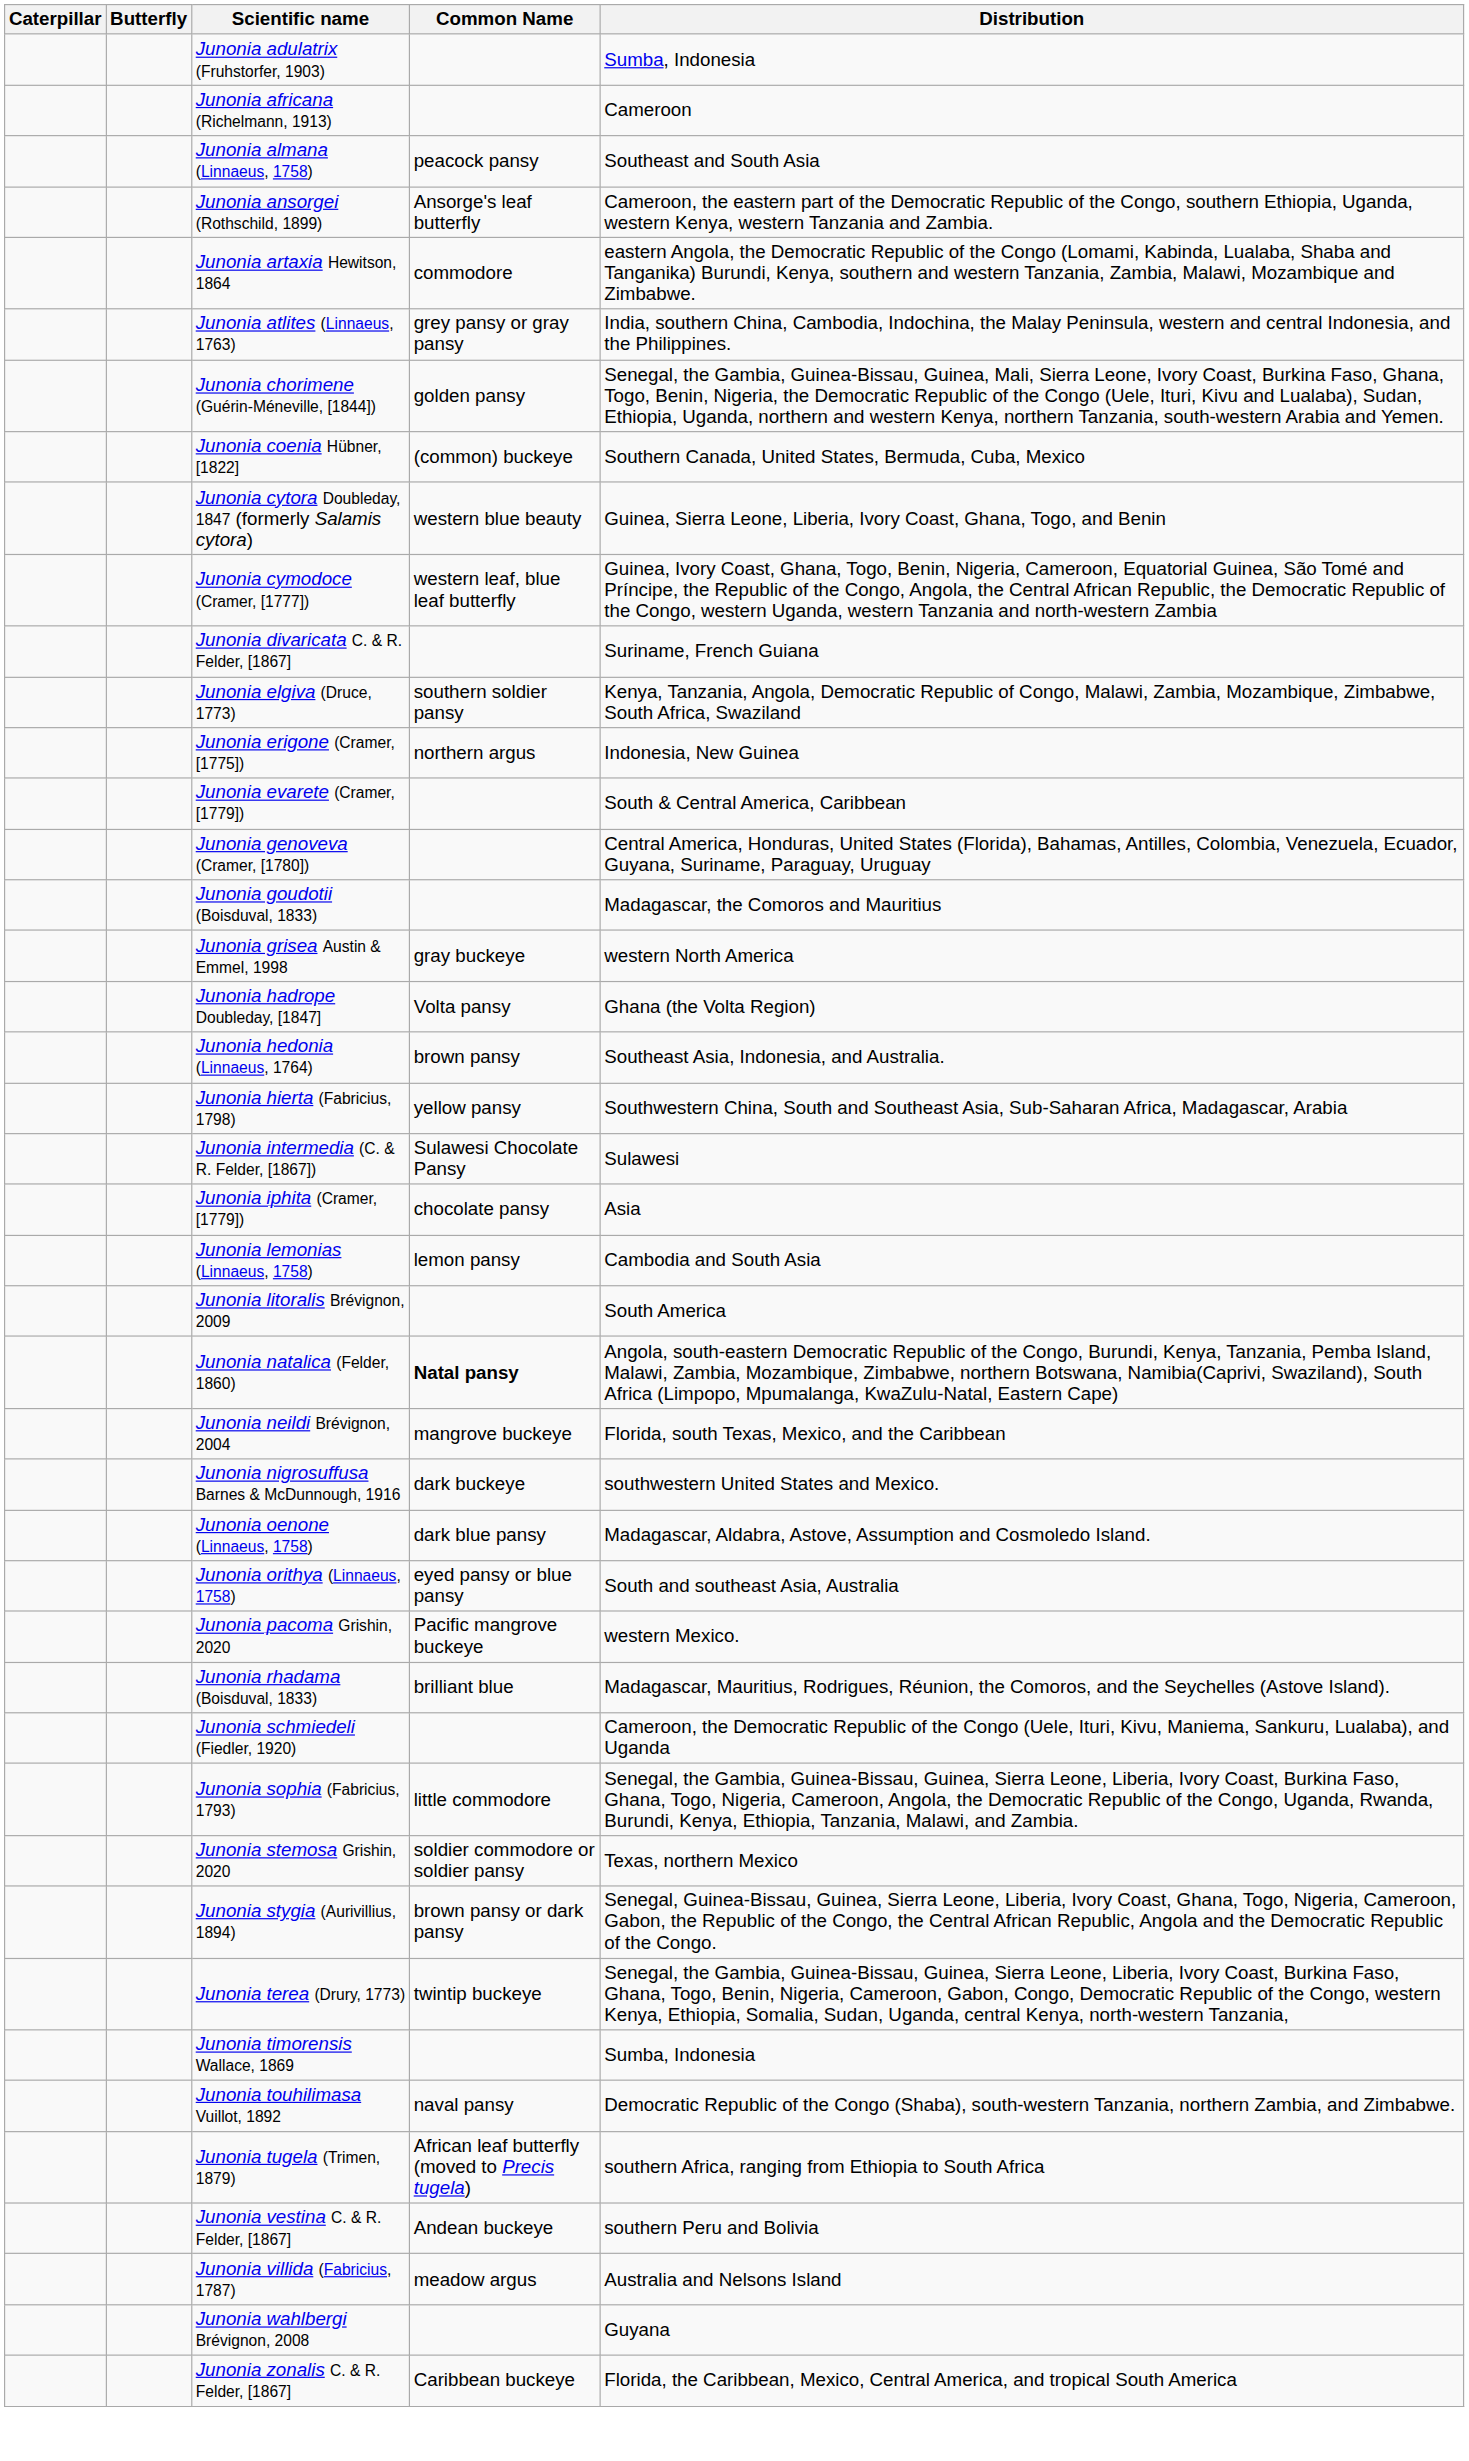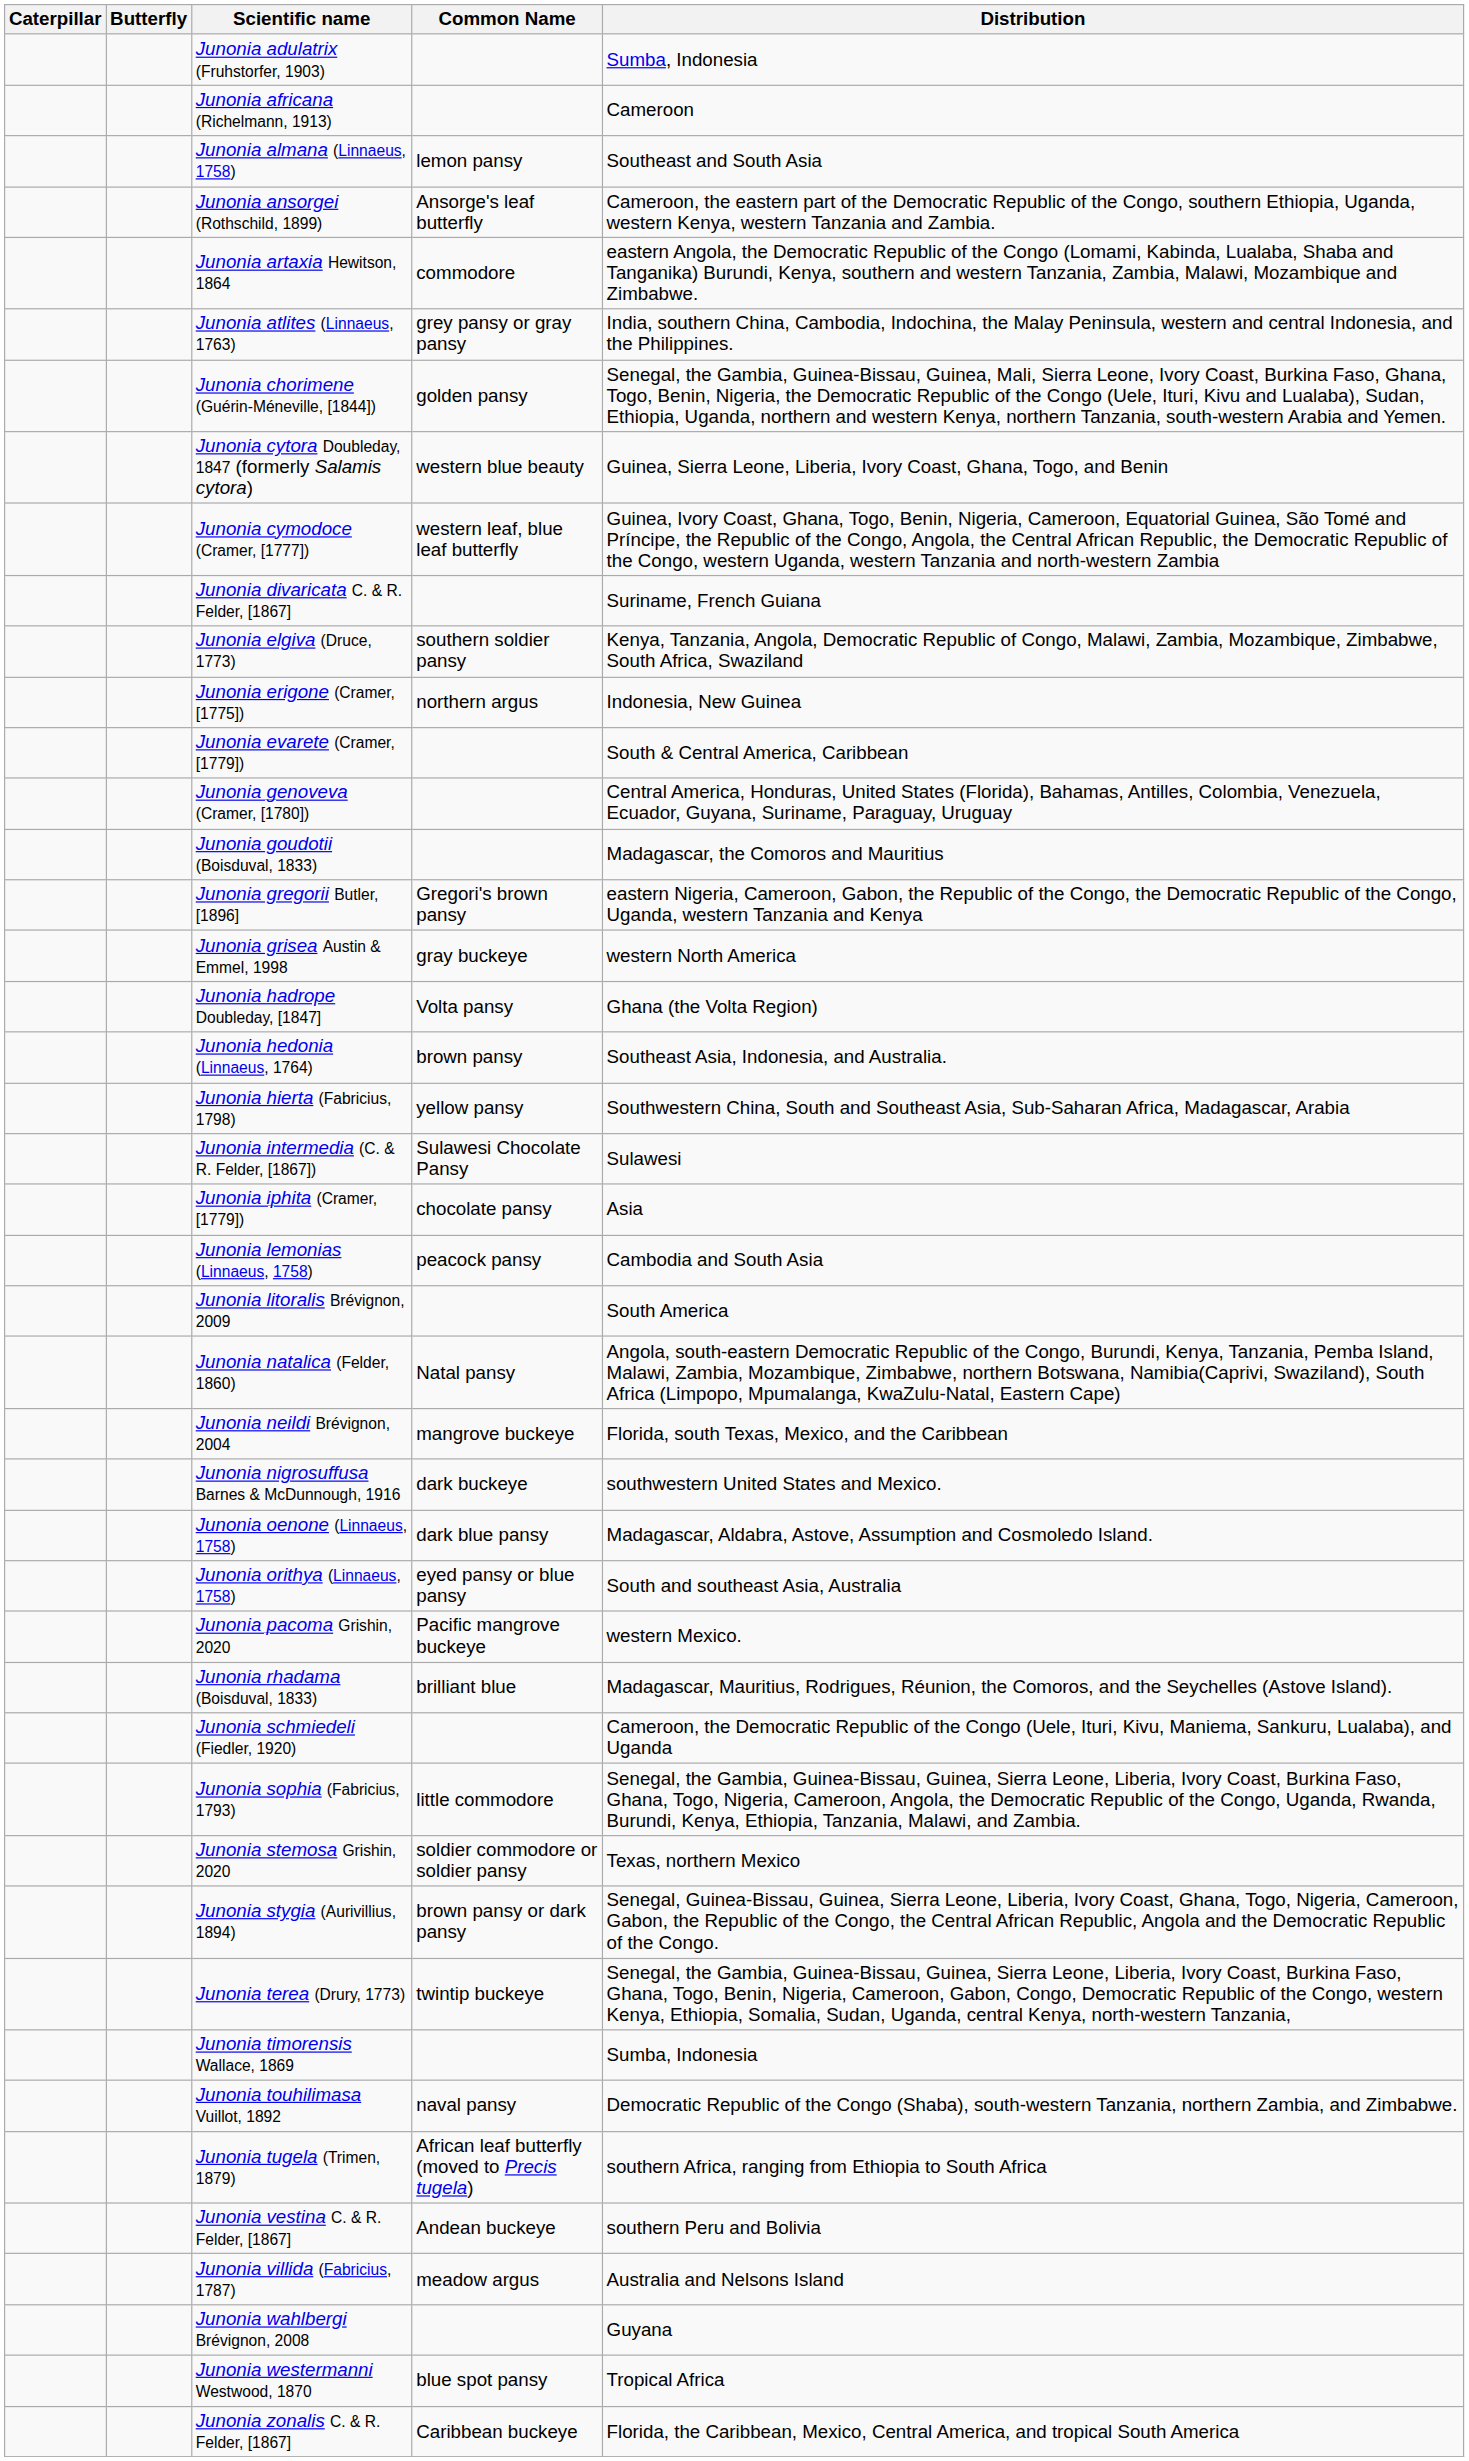(476, 161) peacock pansy -> (469, 161) lemon pansy
- row: (289, 456)
+ row: (287, 905)
(467, 1260) lemon pansy -> (479, 1260) peacock pansy
(466, 1372) bold -> (466, 1372) normal
+ row: (284, 2380)
